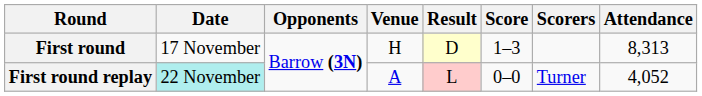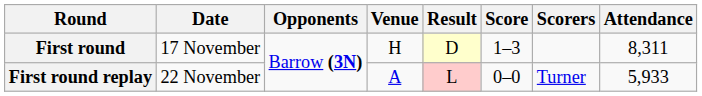(648, 47) 8,313 -> (648, 47) 8,311
(210, 76) paleturquoise background -> (210, 76) no background
(648, 76) 4,052 -> (648, 76) 5,933
